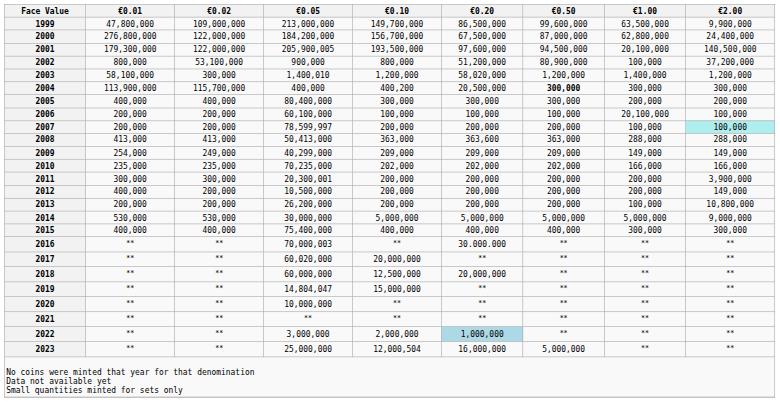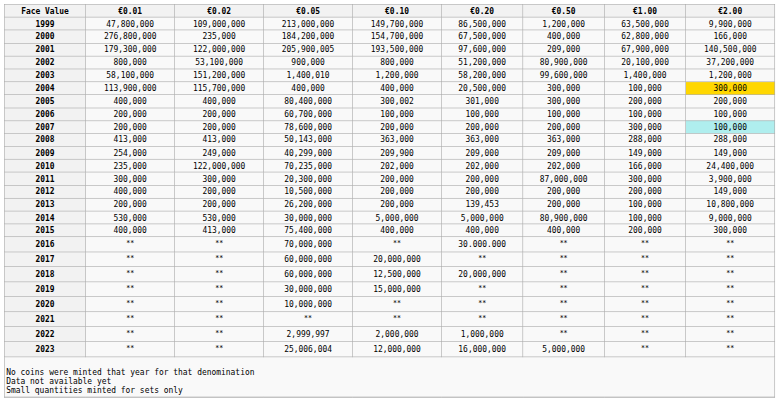(564, 24) 99,600,000 -> (564, 24) 1,200,000
(219, 37) 122,000,000 -> (219, 37) 235,000
(397, 37) 156,700,000 -> (397, 37) 154,700,000
(564, 37) 87,000,000 -> (564, 37) 400,000
(730, 37) 24,400,000 -> (730, 37) 166,000
(564, 50) 94,500,000 -> (564, 50) 209,000
(645, 50) 20,100,000 -> (645, 50) 67,900,000
(645, 62) 100,000 -> (645, 62) 20,100,000
(219, 75) 300,000 -> (219, 75) 151,200,000
(482, 75) 58,020,000 -> (482, 75) 58,200,000
(564, 75) 1,200,000 -> (564, 75) 99,600,000
(397, 88) 400,200 -> (397, 88) 400,000
(564, 88) bold -> (564, 88) normal
(645, 88) 300,000 -> (645, 88) 100,000
(730, 88) no background -> (730, 88) gold background
(397, 101) 300,000 -> (397, 101) 300,002
(482, 101) 300,000 -> (482, 101) 301,000
(308, 114) 60,100,000 -> (308, 114) 60,700,000
(645, 114) 20,100,000 -> (645, 114) 100,000
(308, 127) 78,599,997 -> (308, 127) 78,600,000
(645, 127) 100,000 -> (645, 127) 300,000
(308, 140) 50,413,000 -> (308, 140) 50,143,000
(482, 140) 363,600 -> (482, 140) 363,000
(397, 153) 209,000 -> (397, 153) 209,900
(219, 166) 235,000 -> (219, 166) 122,000,000
(730, 166) 166,000 -> (730, 166) 24,400,000
(308, 179) 20,300,001 -> (308, 179) 20,300,000
(564, 179) 200,000 -> (564, 179) 87,000,000
(645, 179) 200,000 -> (645, 179) 300,000
(482, 205) 200,000 -> (482, 205) 139,453
(564, 218) 5,000,000 -> (564, 218) 80,900,000
(645, 218) 5,000,000 -> (645, 218) 100,000
(219, 230) 400,000 -> (219, 230) 413,000
(645, 230) 300,000 -> (645, 230) 200,000
(308, 244) 70,000,003 -> (308, 244) 70,000,000
(308, 259) 60,020,000 -> (308, 259) 60,000,000
(308, 289) 14,804,047 -> (308, 289) 30,000,000
(308, 334) 3,000,000 -> (308, 334) 2,999,997
(482, 334) lightblue background -> (482, 334) no background
(308, 349) 25,000,000 -> (308, 349) 25,006,004
(397, 349) 12,000,504 -> (397, 349) 12,000,000
